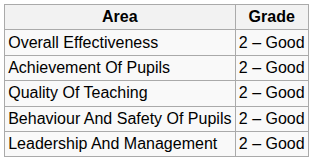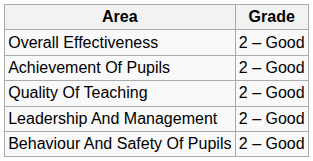rows swapped: (120, 118) <-> (113, 144)
